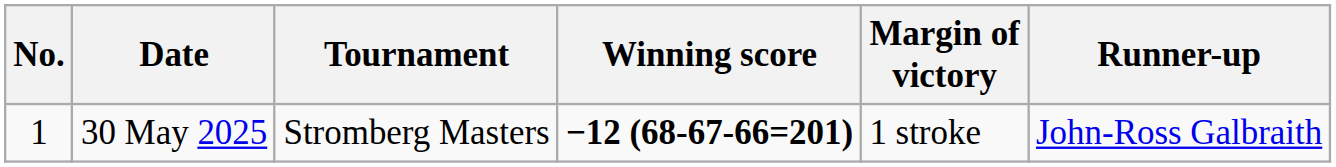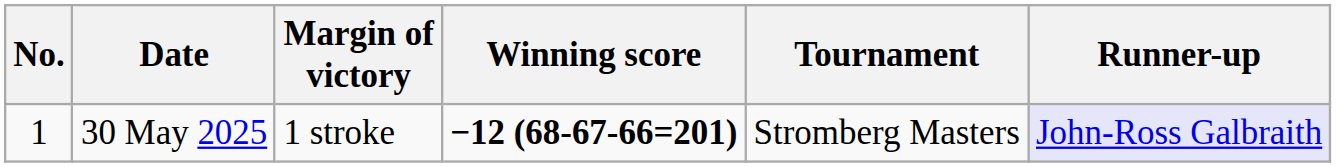columns swapped: (417, 54) <-> (945, 54)
(1179, 132) no background -> (1179, 132) lavender background
